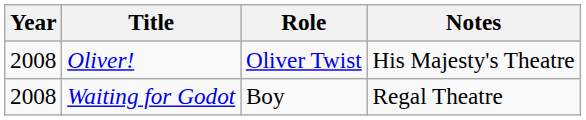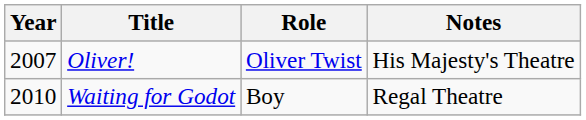(33, 59) 2008 -> (33, 59) 2007
(33, 96) 2008 -> (33, 96) 2010
